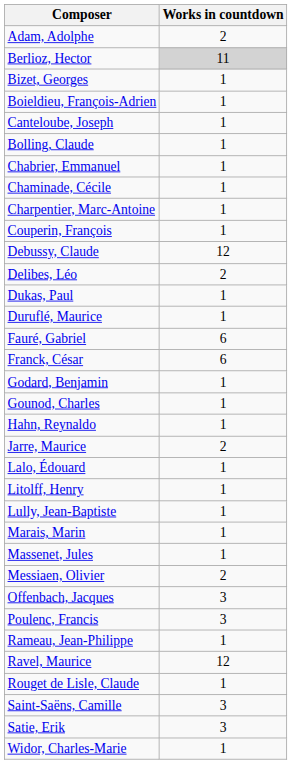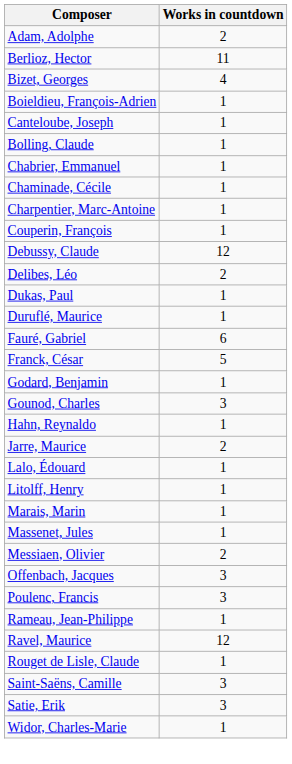(223, 58) lightgrey background -> (223, 58) no background
(223, 79) 1 -> (223, 79) 4
(223, 360) 6 -> (223, 360) 5
(223, 403) 1 -> (223, 403) 3
- row: (62, 511)
